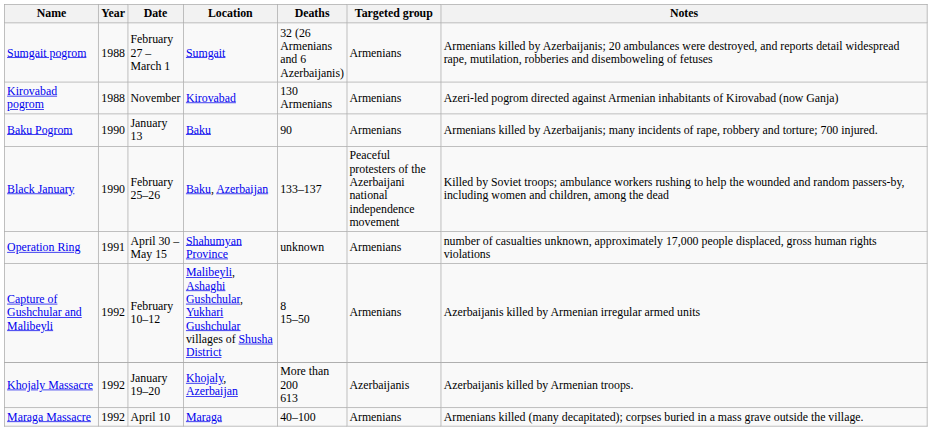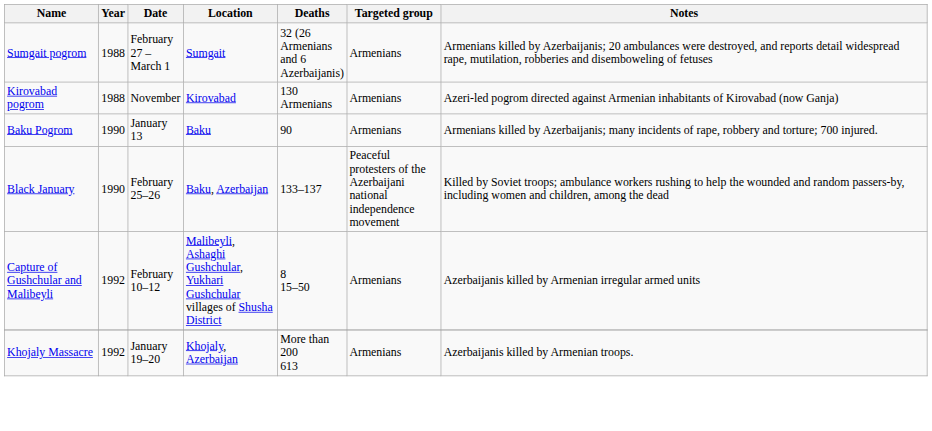- row: (44, 247)
(379, 385) Azerbaijanis -> (375, 352) Armenians
- row: (49, 417)
